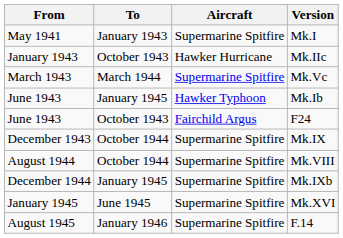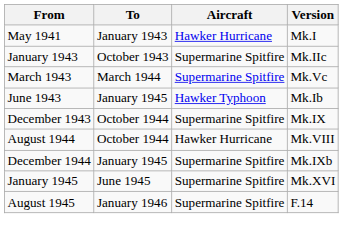(230, 35) Supermarine Spitfire -> (223, 35) Hawker Hurricane
(223, 56) Hawker Hurricane -> (230, 56) Supermarine Spitfire
- row: (301, 118)
(230, 160) Supermarine Spitfire -> (223, 139) Hawker Hurricane
